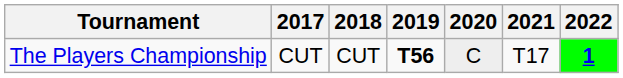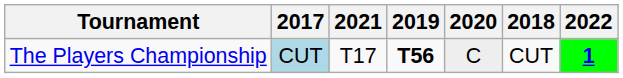columns swapped: (358, 22) <-> (531, 22)
(301, 56) no background -> (301, 56) lightblue background
